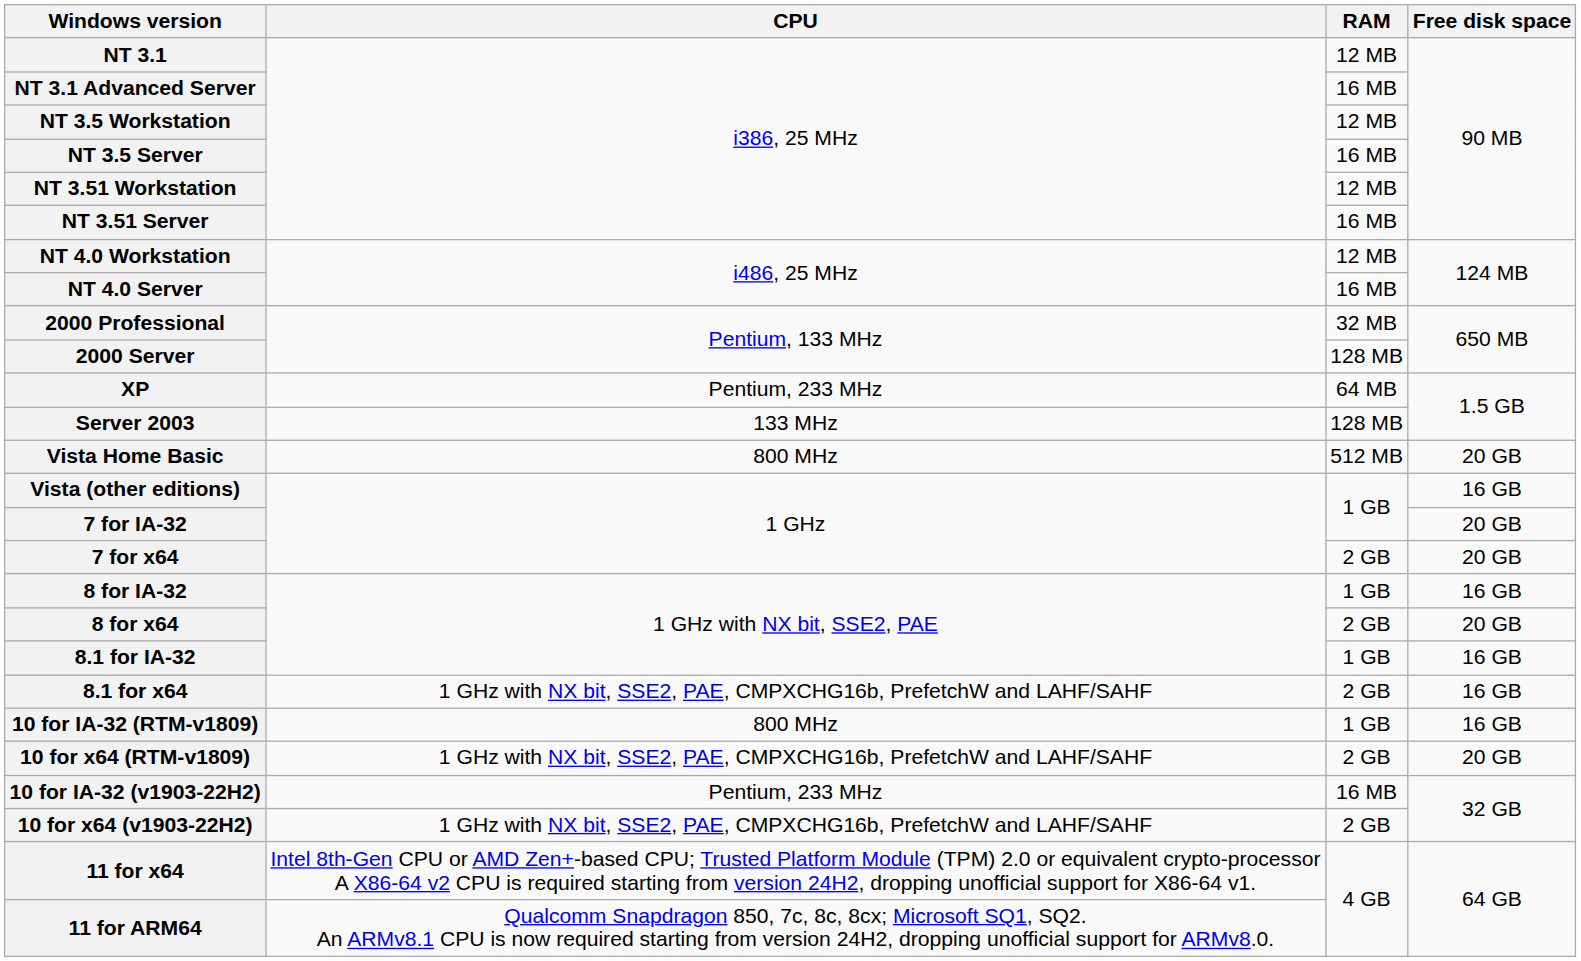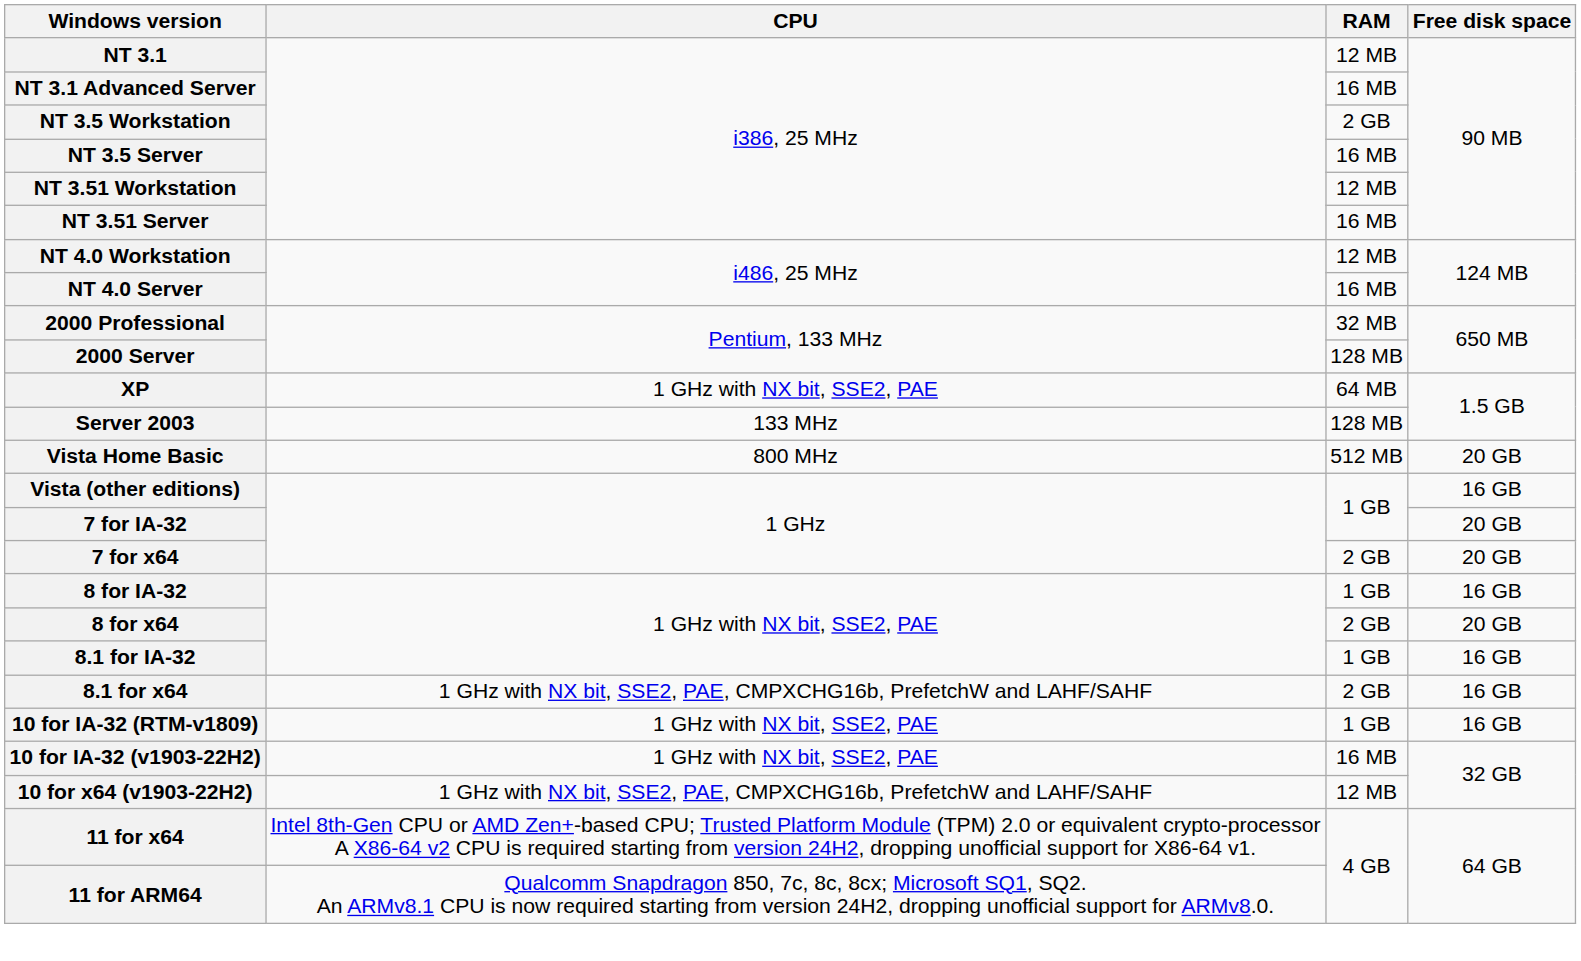(1367, 121) 12 MB -> (1367, 121) 2 GB
(795, 389) Pentium, 233 MHz -> (795, 389) 1 GHz with NX bit, SSE2, PAE
(795, 724) 800 MHz -> (795, 724) 1 GHz with NX bit, SSE2, PAE
- row: (135, 758)
(795, 791) Pentium, 233 MHz -> (795, 758) 1 GHz with NX bit, SSE2, PAE
(1367, 825) 2 GB -> (1367, 791) 12 MB
